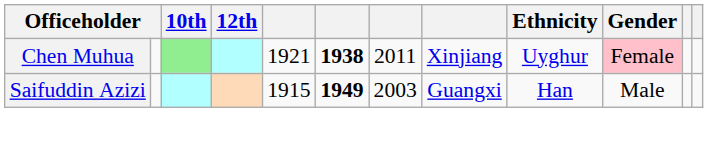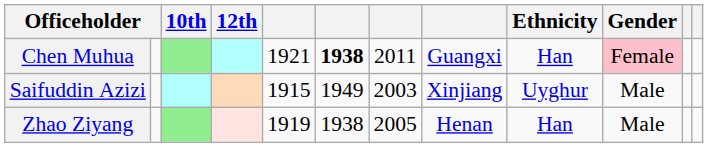(465, 55) Xinjiang -> (465, 55) Guangxi
(555, 55) Uyghur -> (555, 55) Han
(342, 90) bold -> (342, 90) normal
(465, 90) Guangxi -> (465, 90) Xinjiang
(555, 90) Han -> (555, 90) Uyghur
+ row: (78, 124)
